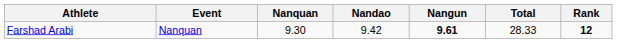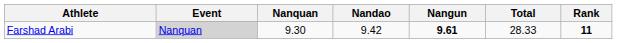(180, 30) no background -> (180, 30) lightgrey background
(586, 30) 12 -> (586, 30) 11
